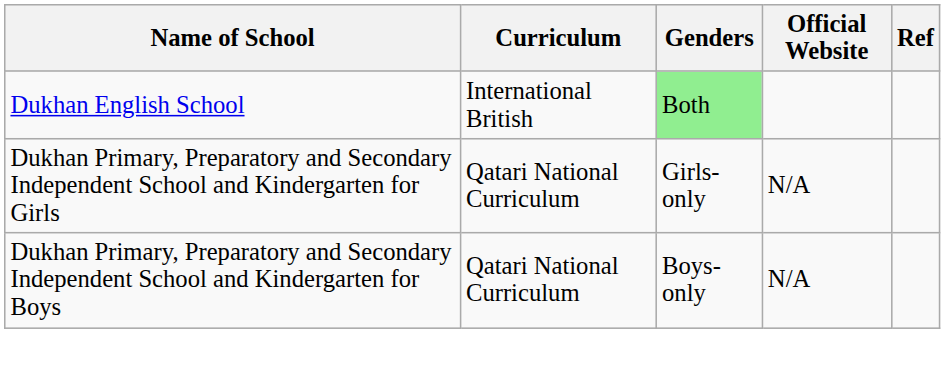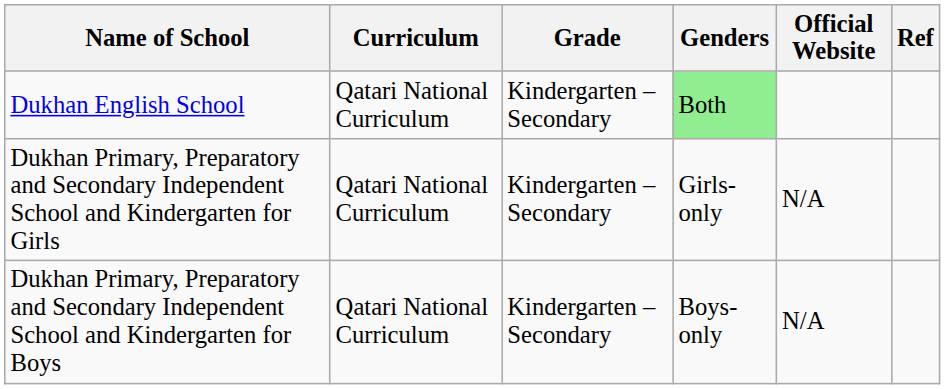+ column: (587, 37)
(529, 104) International British -> (412, 104) Qatari National Curriculum
